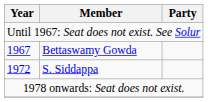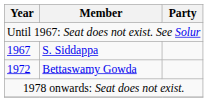(90, 50) Bettaswamy Gowda -> (70, 50) S. Siddappa
(70, 69) S. Siddappa -> (90, 69) Bettaswamy Gowda
